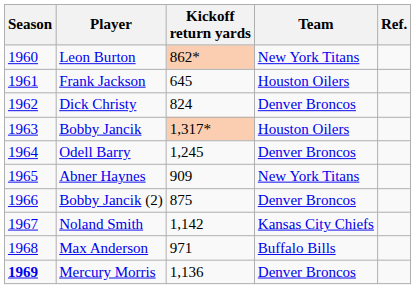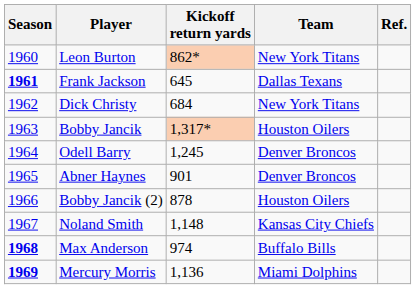(23, 81) normal -> (23, 81) bold
(304, 81) Houston Oilers -> (300, 81) Dallas Texans
(181, 104) 824 -> (181, 104) 684
(307, 104) Denver Broncos -> (309, 104) New York Titans
(181, 176) 909 -> (181, 176) 901
(309, 176) New York Titans -> (307, 176) Denver Broncos
(181, 200) 875 -> (181, 200) 878
(307, 200) Denver Broncos -> (304, 200) Houston Oilers
(187, 224) 1,142 -> (187, 224) 1,148
(23, 248) normal -> (23, 248) bold
(181, 248) 971 -> (181, 248) 974
(307, 271) Denver Broncos -> (307, 271) Miami Dolphins
